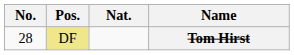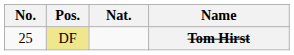(26, 38) 28 -> (26, 38) 25
